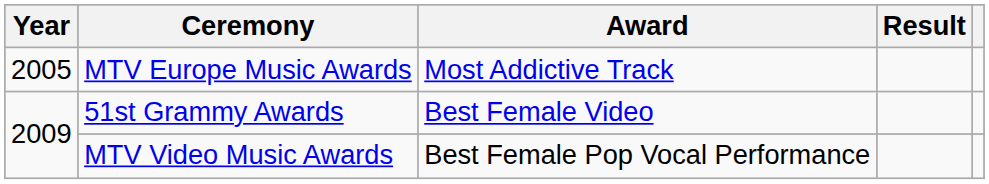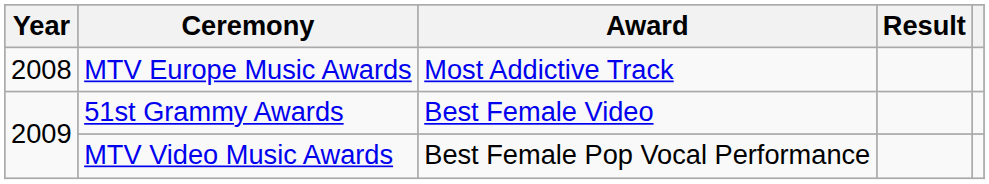(41, 69) 2005 -> (41, 69) 2008
